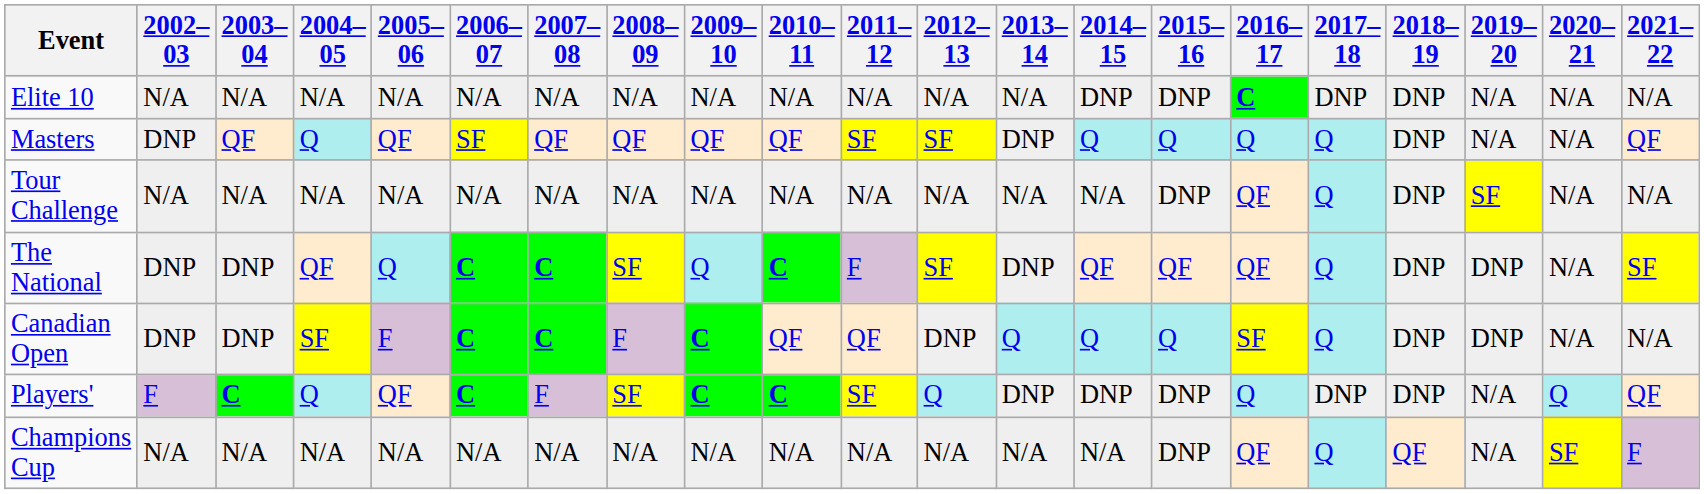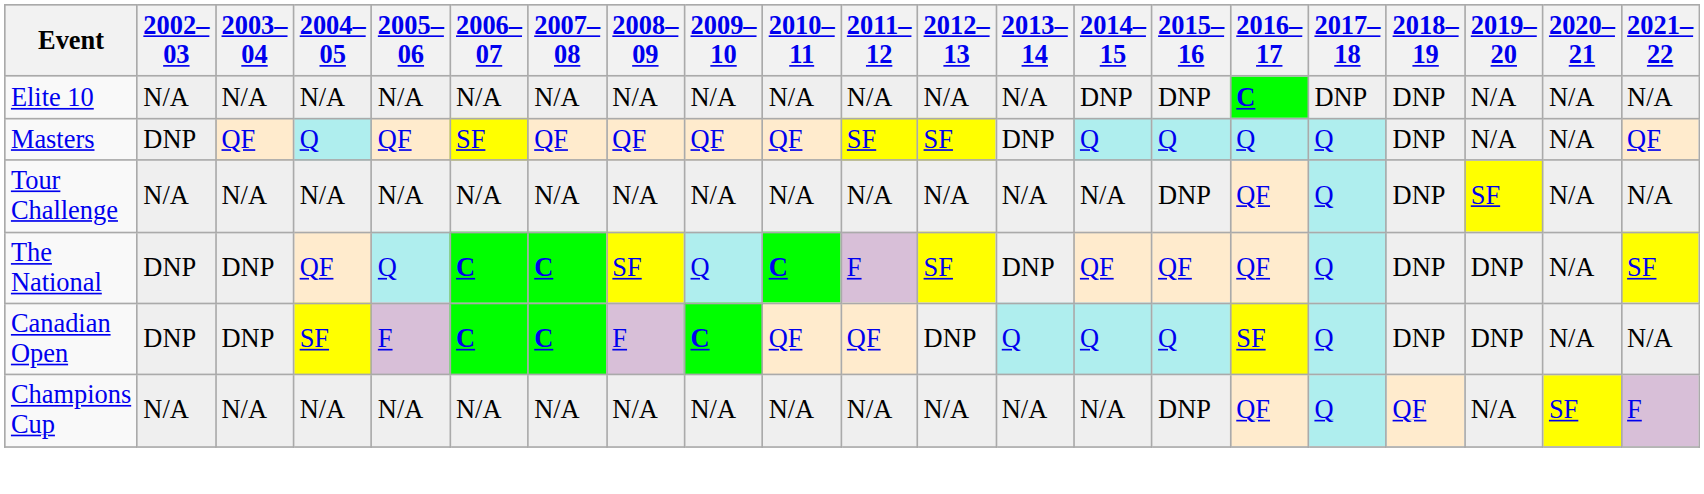- row: (52, 395)
